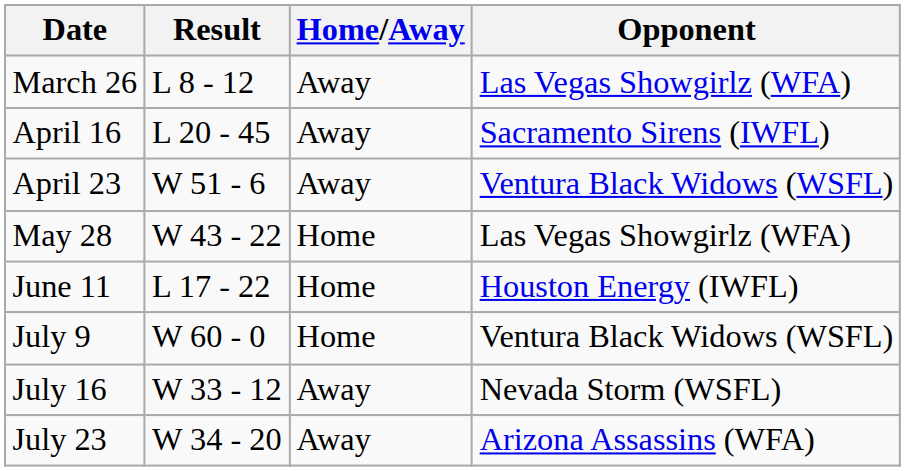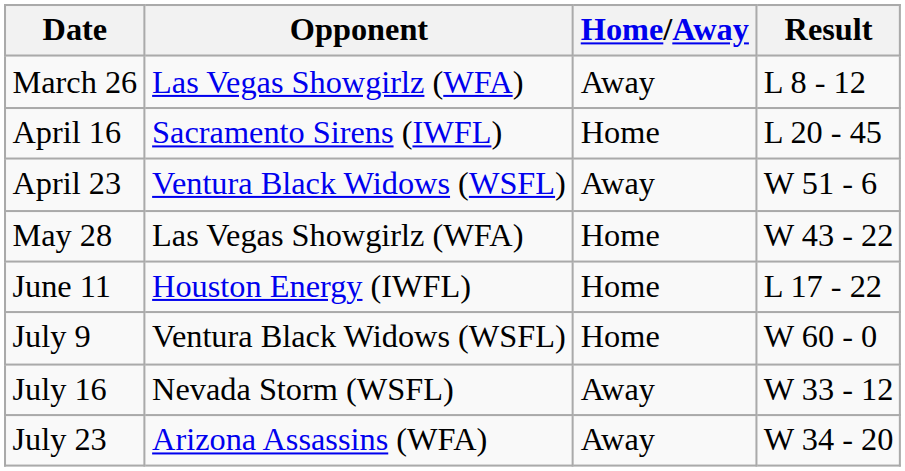columns swapped: (687, 30) <-> (217, 30)
(334, 132) Away -> (620, 132) Home
